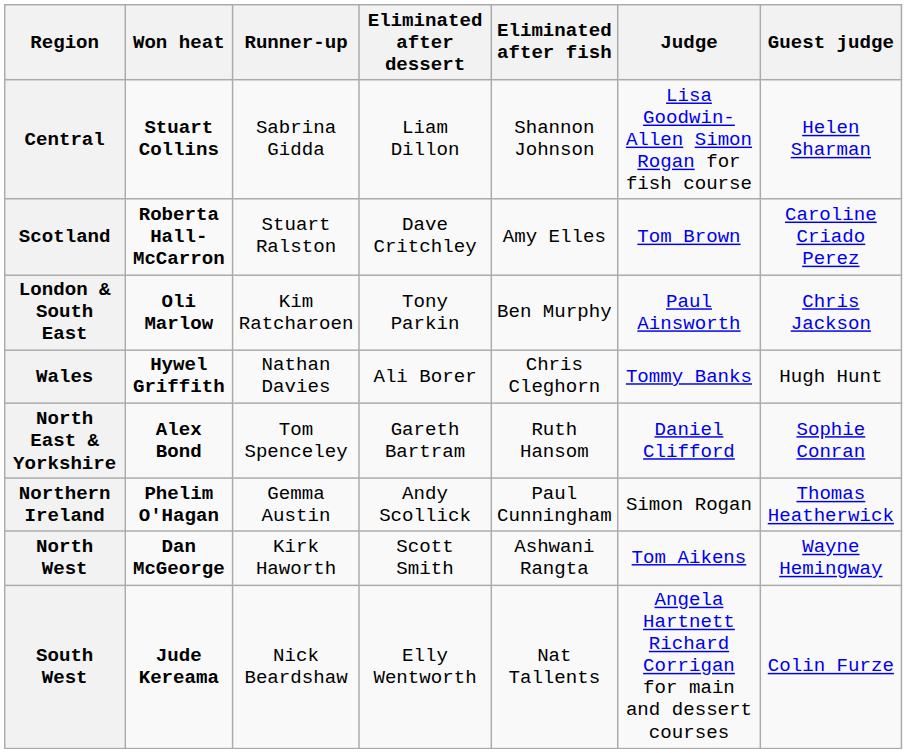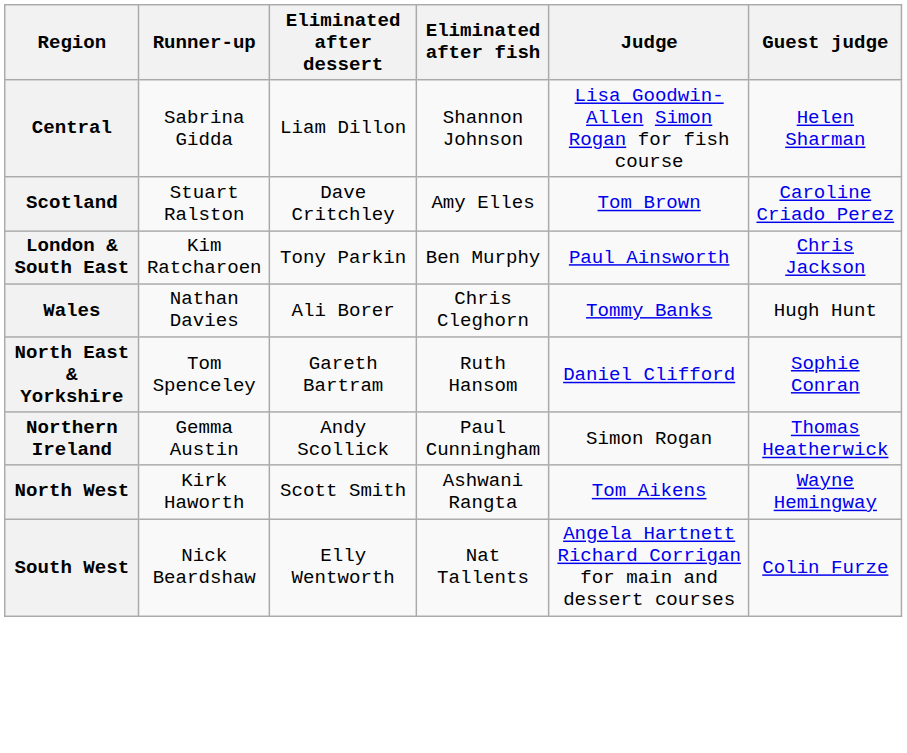- column: (179, 42)
